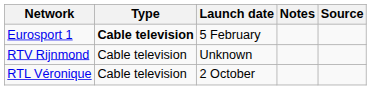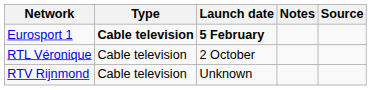(230, 34) normal -> (232, 34) bold
rows swapped: (48, 54) <-> (49, 74)
